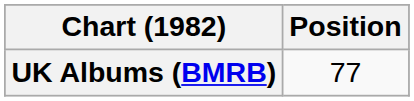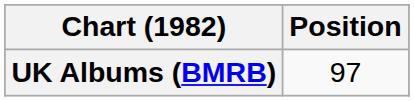(345, 72) 77 -> (345, 72) 97
